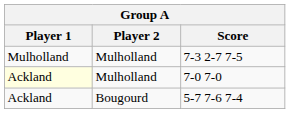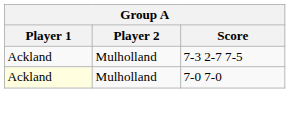(38, 56) Mulholland -> (30, 56) Ackland
- row: (213, 98)
